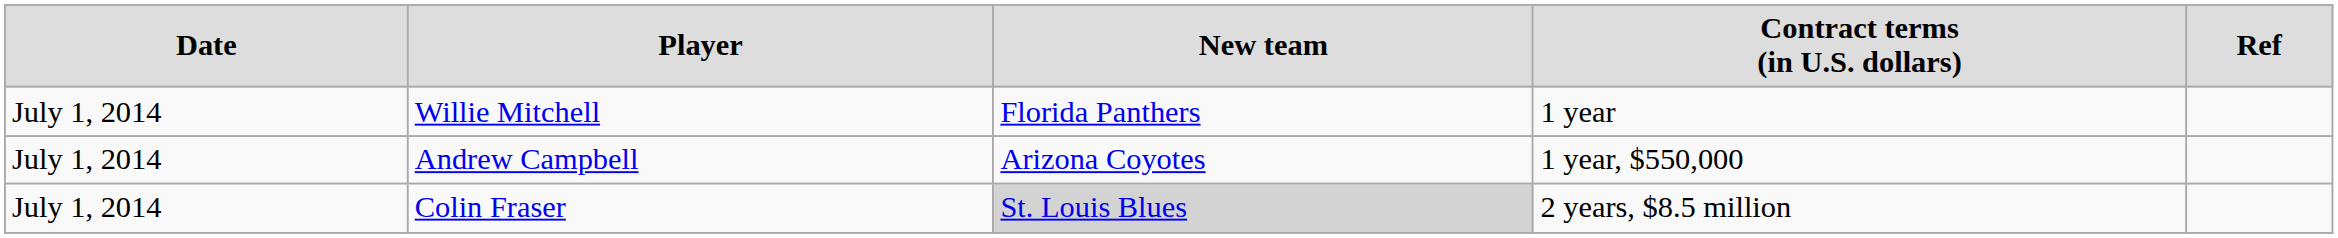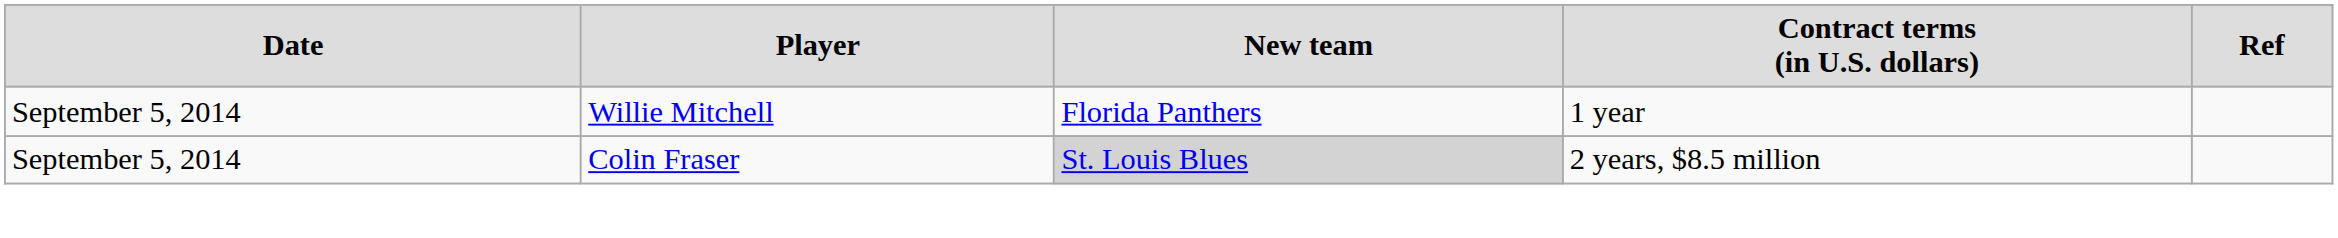(87, 111) July 1, 2014 -> (126, 111) September 5, 2014
- row: (527, 159)
(87, 207) July 1, 2014 -> (126, 159) September 5, 2014
